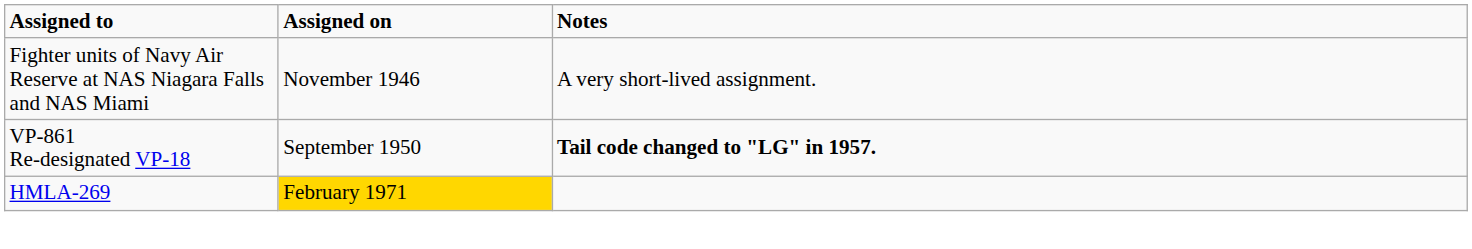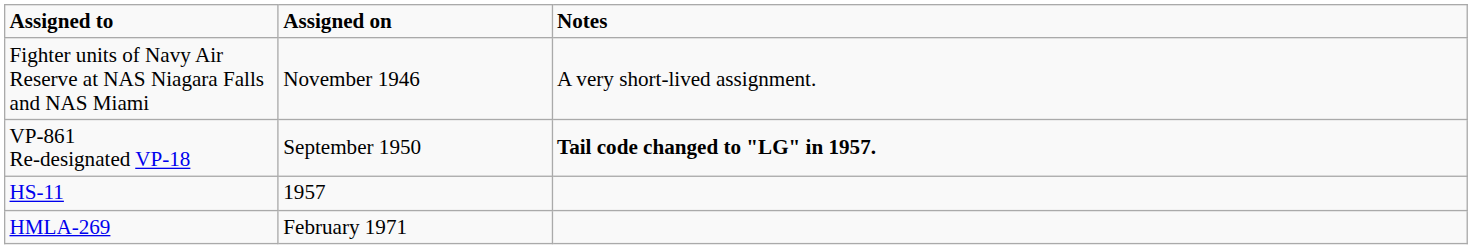+ row: (37, 193)
(345, 193) gold background -> (345, 226) no background
